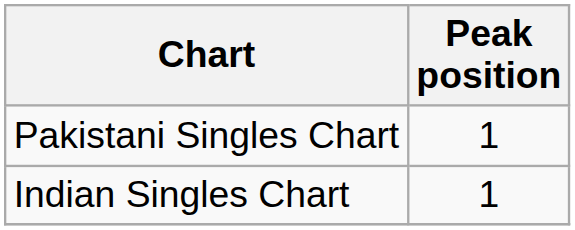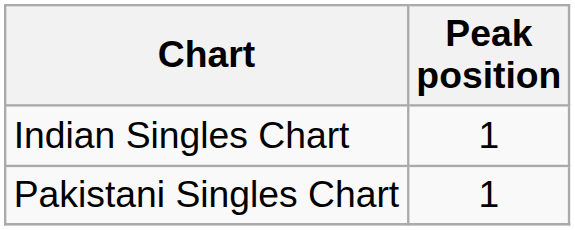rows swapped: (206, 135) <-> (182, 194)
